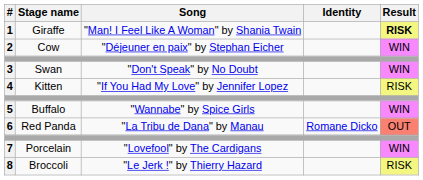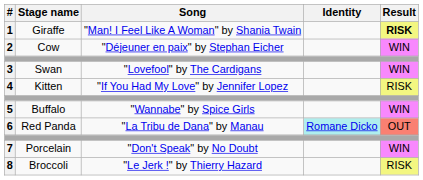(193, 69) "Don't Speak" by No Doubt -> (193, 69) "Lovefool" by The Cardigans
(342, 126) no background -> (342, 126) paleturquoise background
(193, 148) "Lovefool" by The Cardigans -> (193, 148) "Don't Speak" by No Doubt
